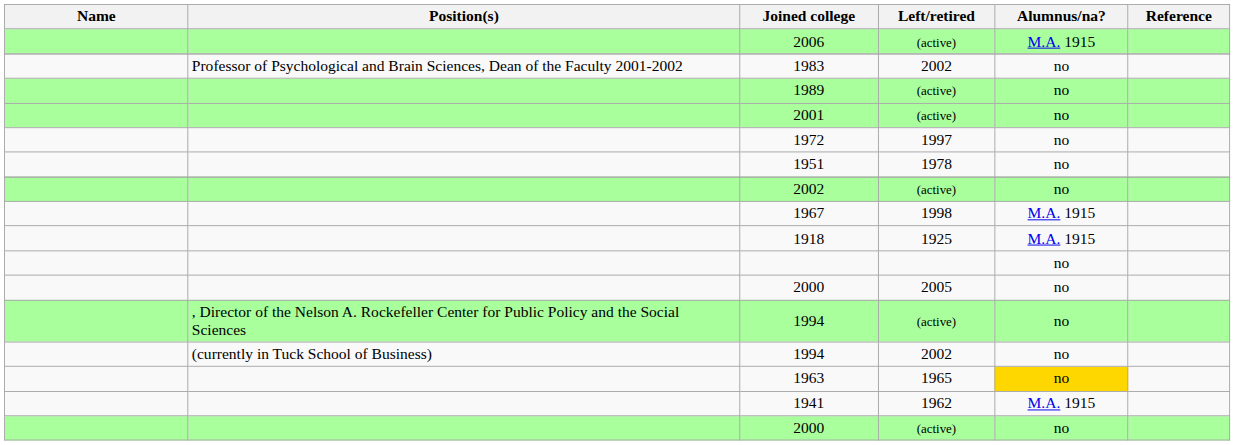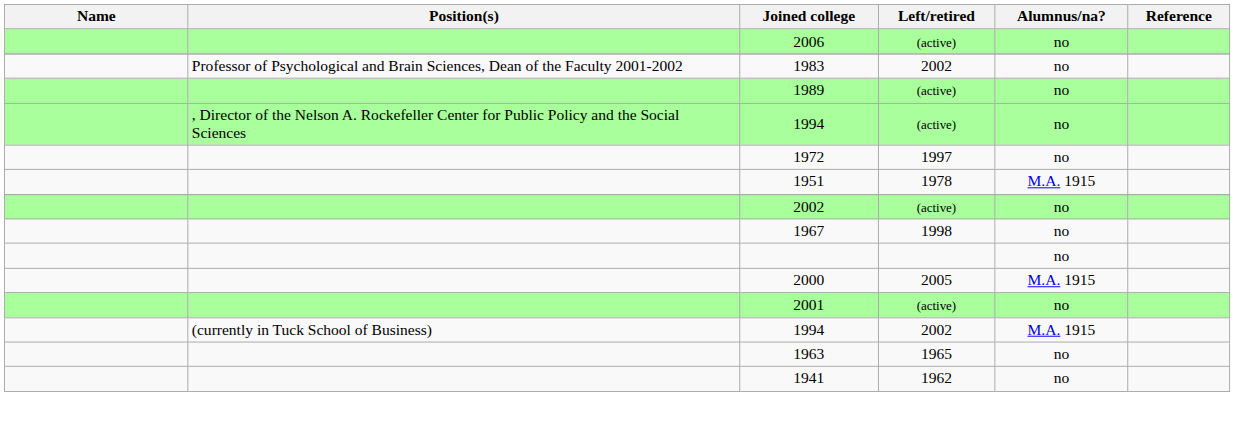(1061, 41) M.A. 1915 -> (1061, 41) no
rows swapped: (809, 115) <-> (809, 320)
(1061, 164) no -> (1061, 181) M.A. 1915
(1061, 213) M.A. 1915 -> (1061, 231) no
- row: (809, 238)
(1061, 287) no -> (1061, 280) M.A. 1915
(1061, 354) no -> (1061, 329) M.A. 1915
(1061, 378) gold background -> (1061, 354) no background
(1061, 403) M.A. 1915 -> (1061, 378) no
- row: (809, 428)
